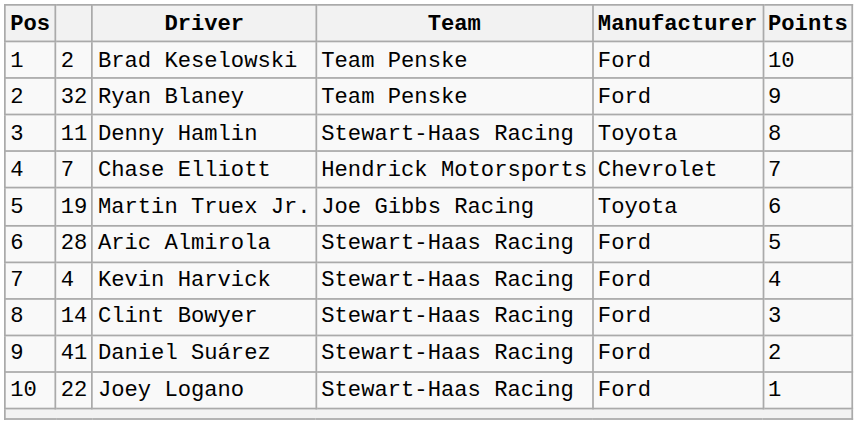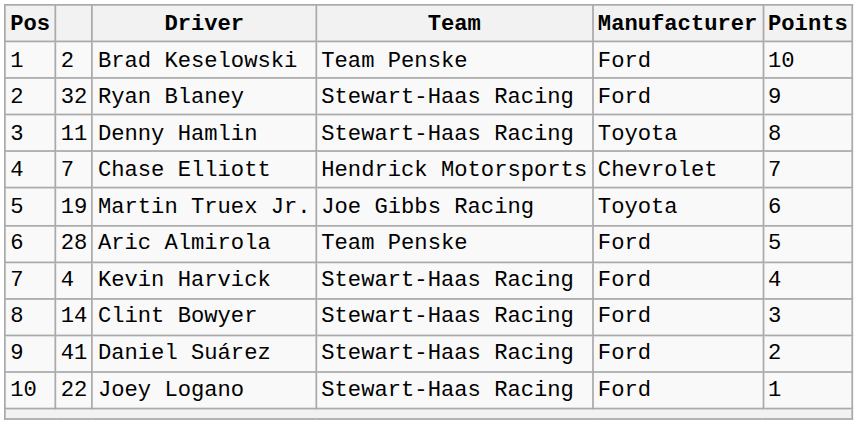(394, 96) Team Penske -> (448, 96) Stewart-Haas Racing
(448, 243) Stewart-Haas Racing -> (394, 243) Team Penske
